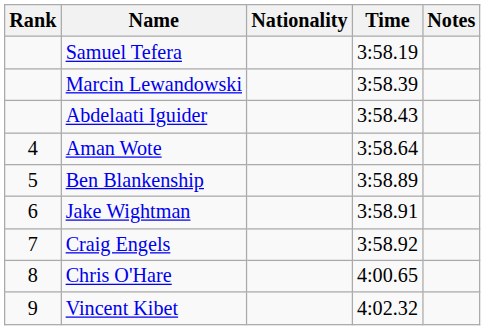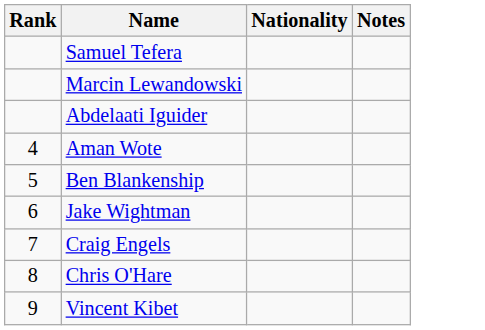- column: (387, 20)
